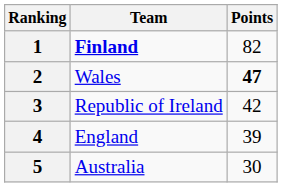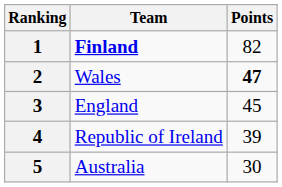(149, 106) Republic of Ireland -> (106, 106) England
(252, 106) 42 -> (252, 106) 45
(106, 136) England -> (149, 136) Republic of Ireland
